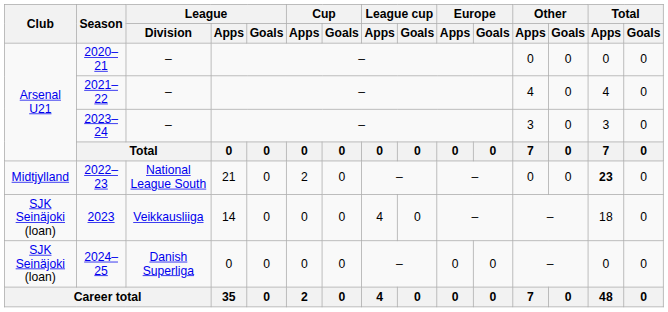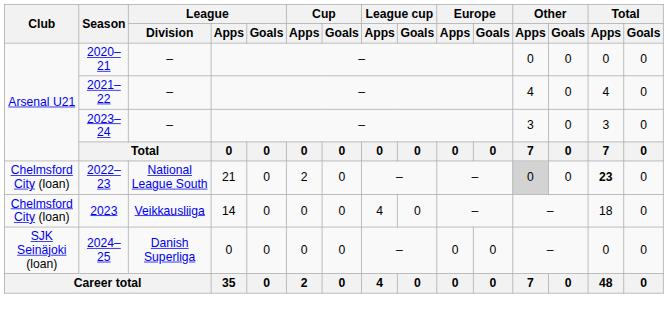(40, 177) Midtjylland -> (42, 177) Chelmsford City (loan)
(530, 177) no background -> (530, 177) lightgrey background
(40, 217) SJK Seinäjoki (loan) -> (42, 210) Chelmsford City (loan)
